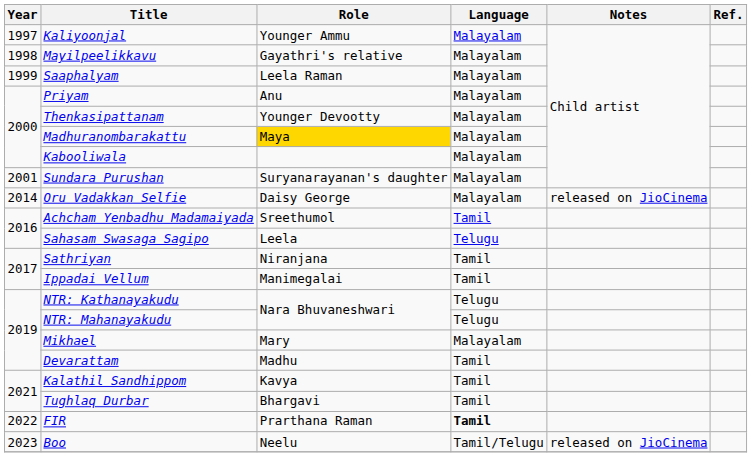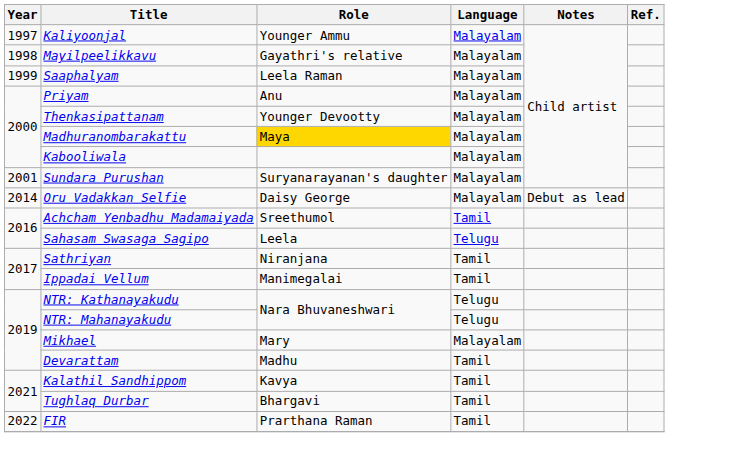(629, 198) released on JioCinema -> (576, 198) Debut as lead
(472, 421) bold -> (472, 421) normal
- row: (55, 442)
